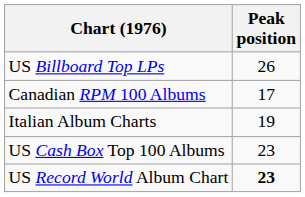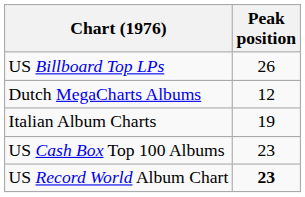- row: (107, 94)
+ row: (105, 94)
